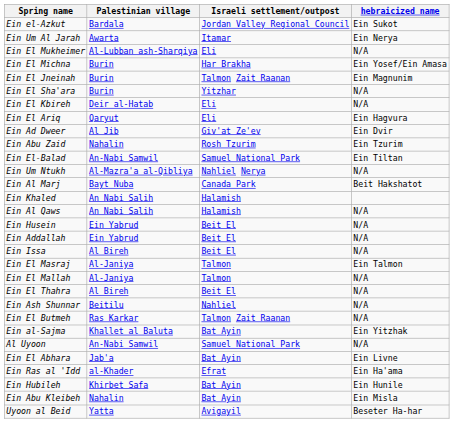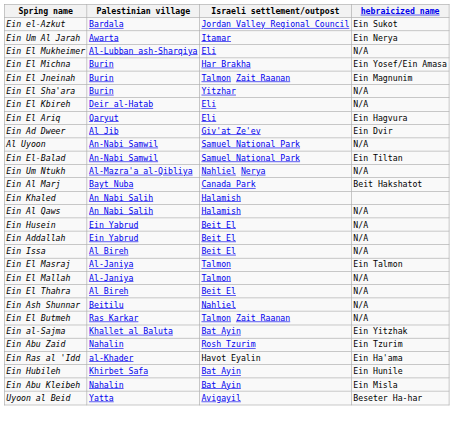rows swapped: (26, 345) <-> (36, 144)
- row: (38, 358)
(214, 371) Efrat -> (231, 358) Havot Eyalin
